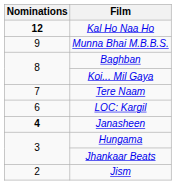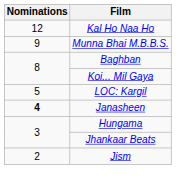(37, 28) bold -> (37, 28) normal
- row: (121, 92)
(37, 108) 6 -> (37, 92) 5
